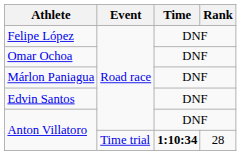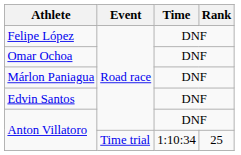(177, 140) bold -> (177, 140) normal
(218, 140) 28 -> (217, 140) 25
